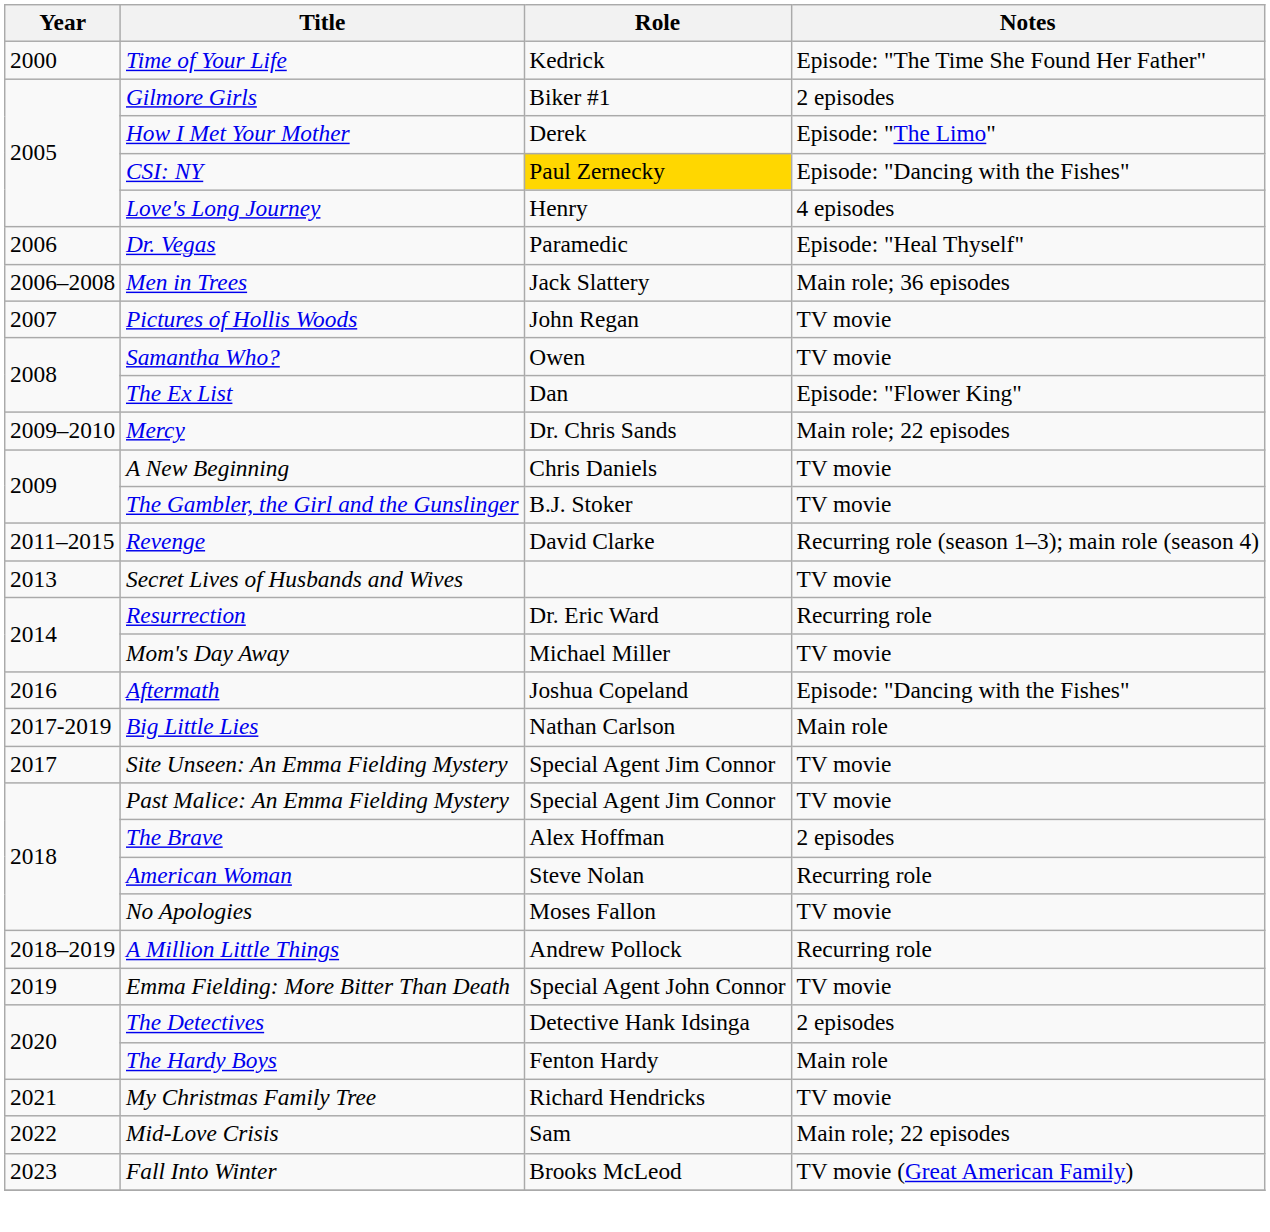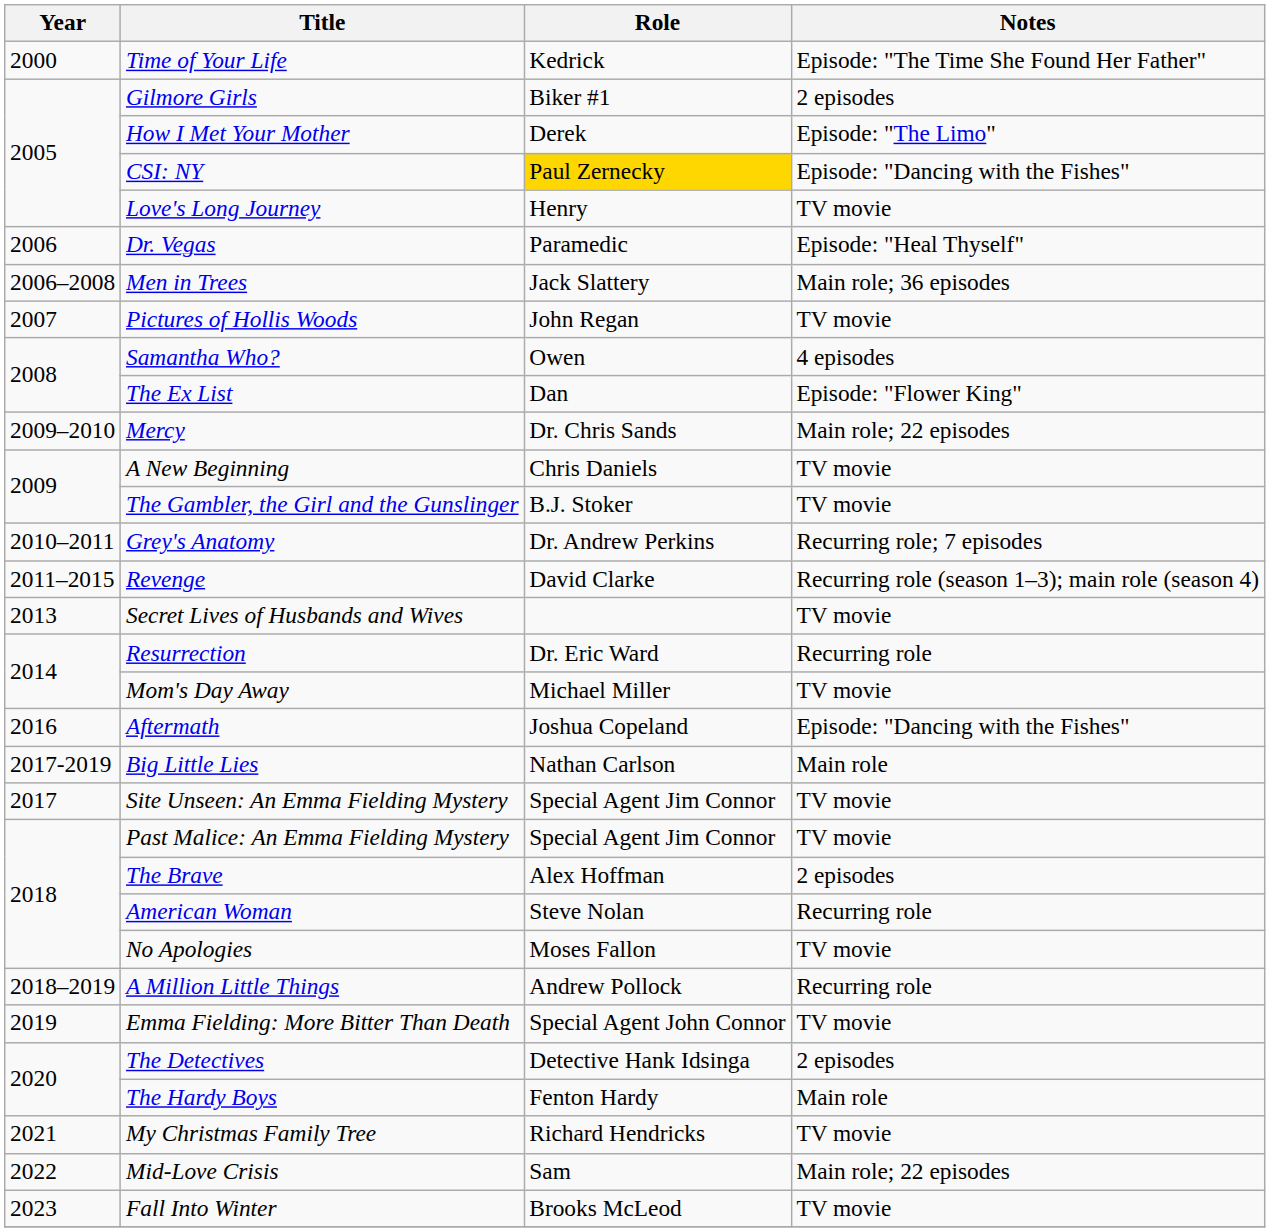(845, 208) 4 episodes -> (844, 208) TV movie
(844, 356) TV movie -> (845, 356) 4 episodes
+ row: (200, 541)
(965, 1171) TV movie (Great American Family) -> (844, 1208) TV movie
